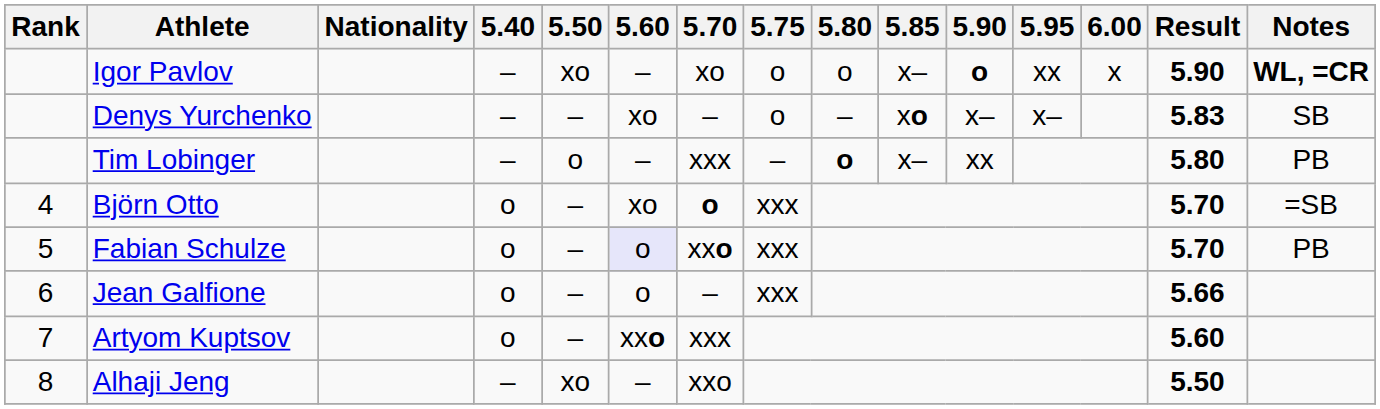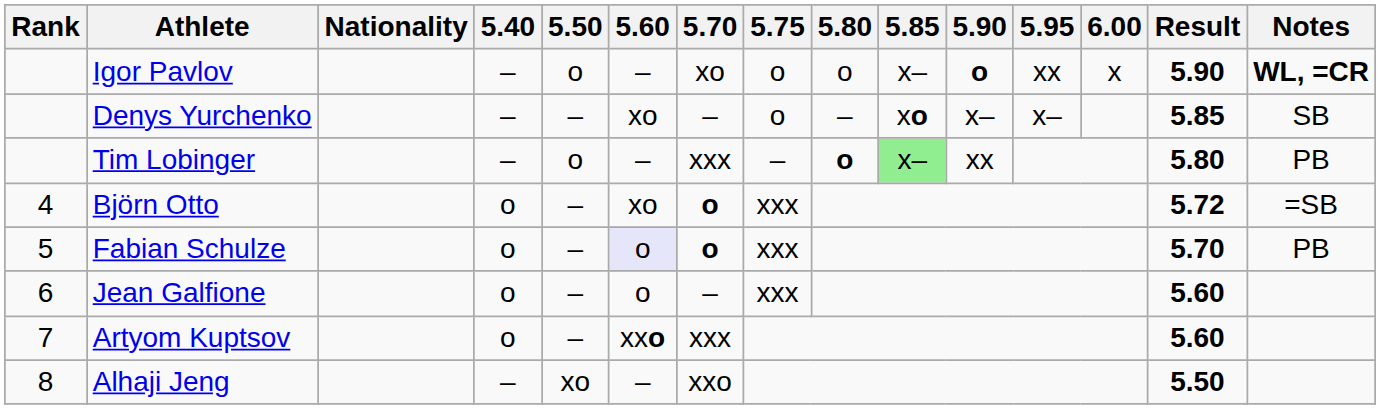(575, 71) xo -> (575, 71) o
(1197, 115) 5.83 -> (1197, 115) 5.85
(912, 159) no background -> (912, 159) lightgreen background
(1197, 204) 5.70 -> (1197, 204) 5.72
(710, 248) xxo -> (710, 248) o
(1197, 293) 5.66 -> (1197, 293) 5.60
